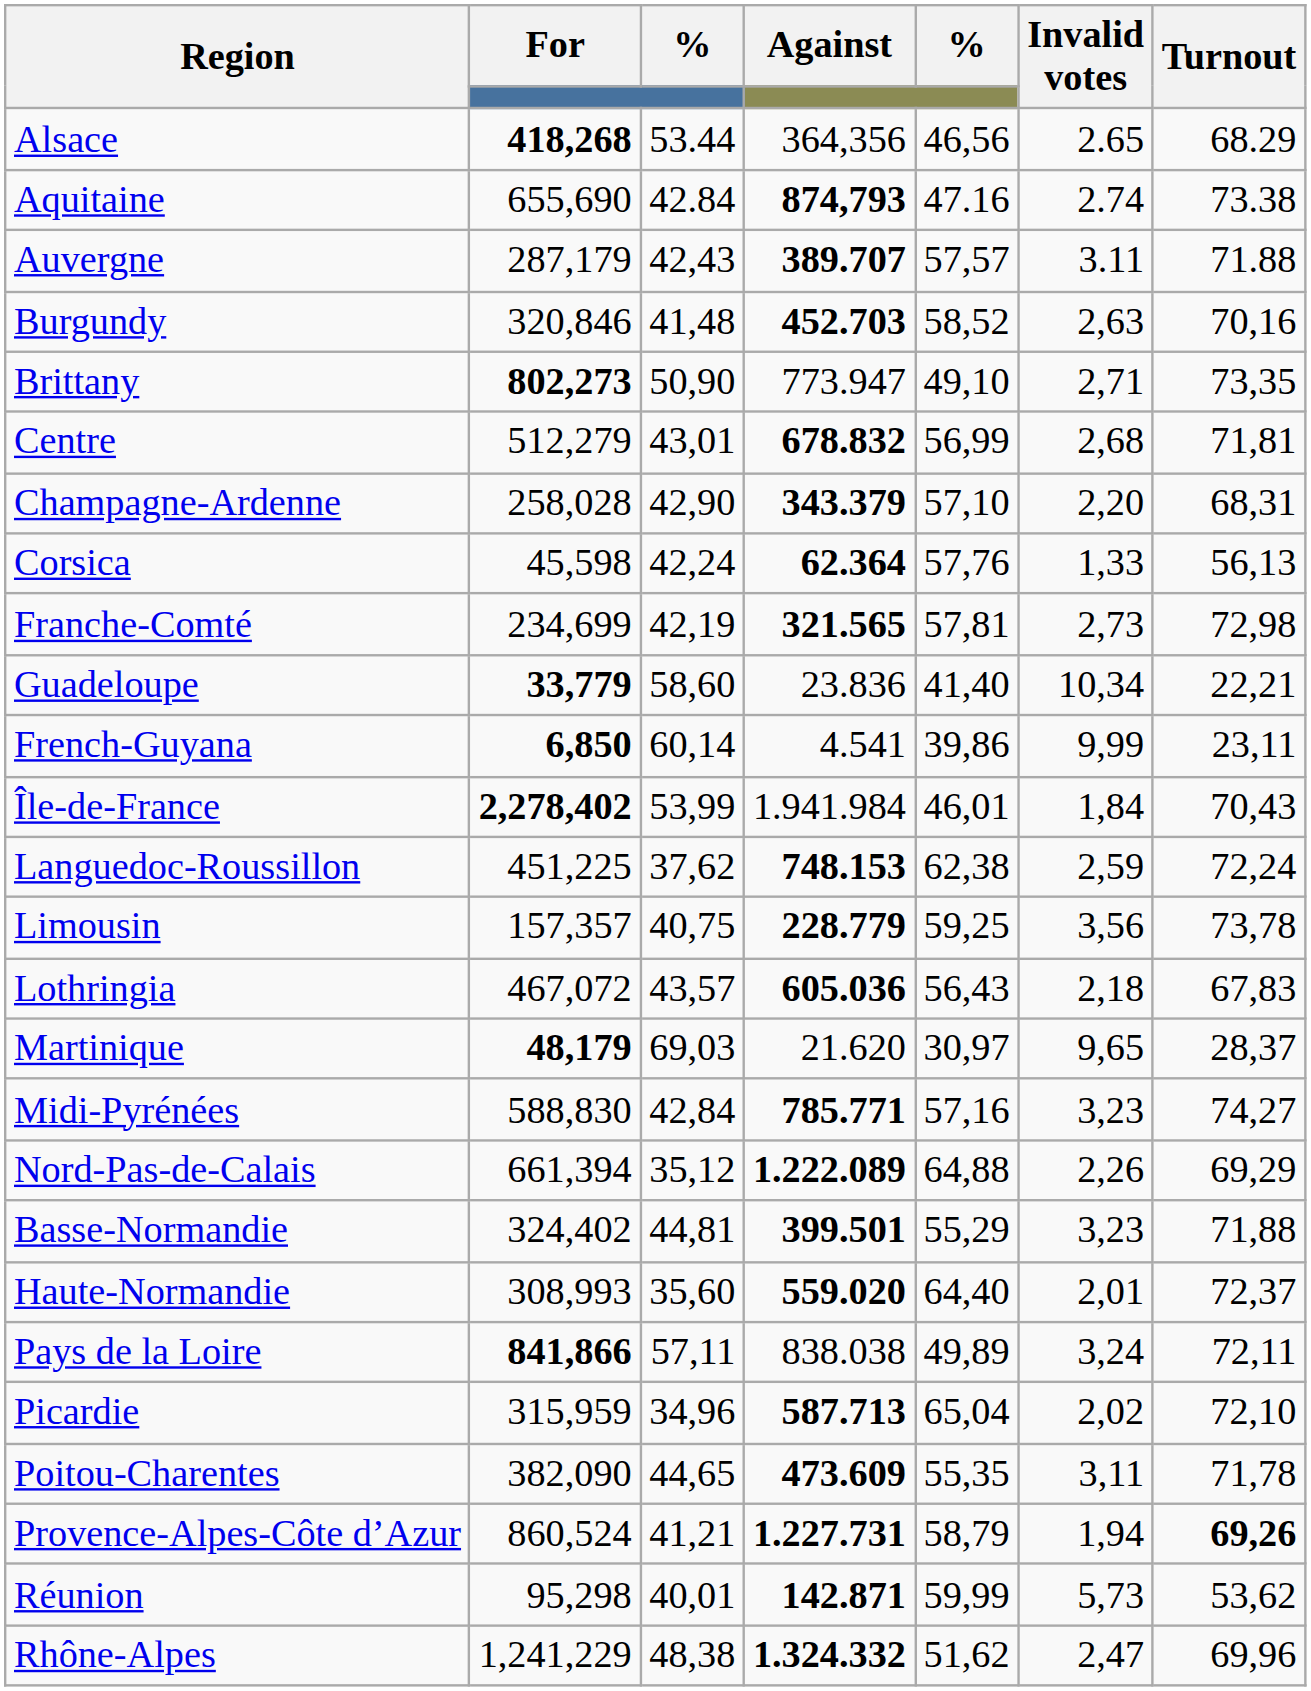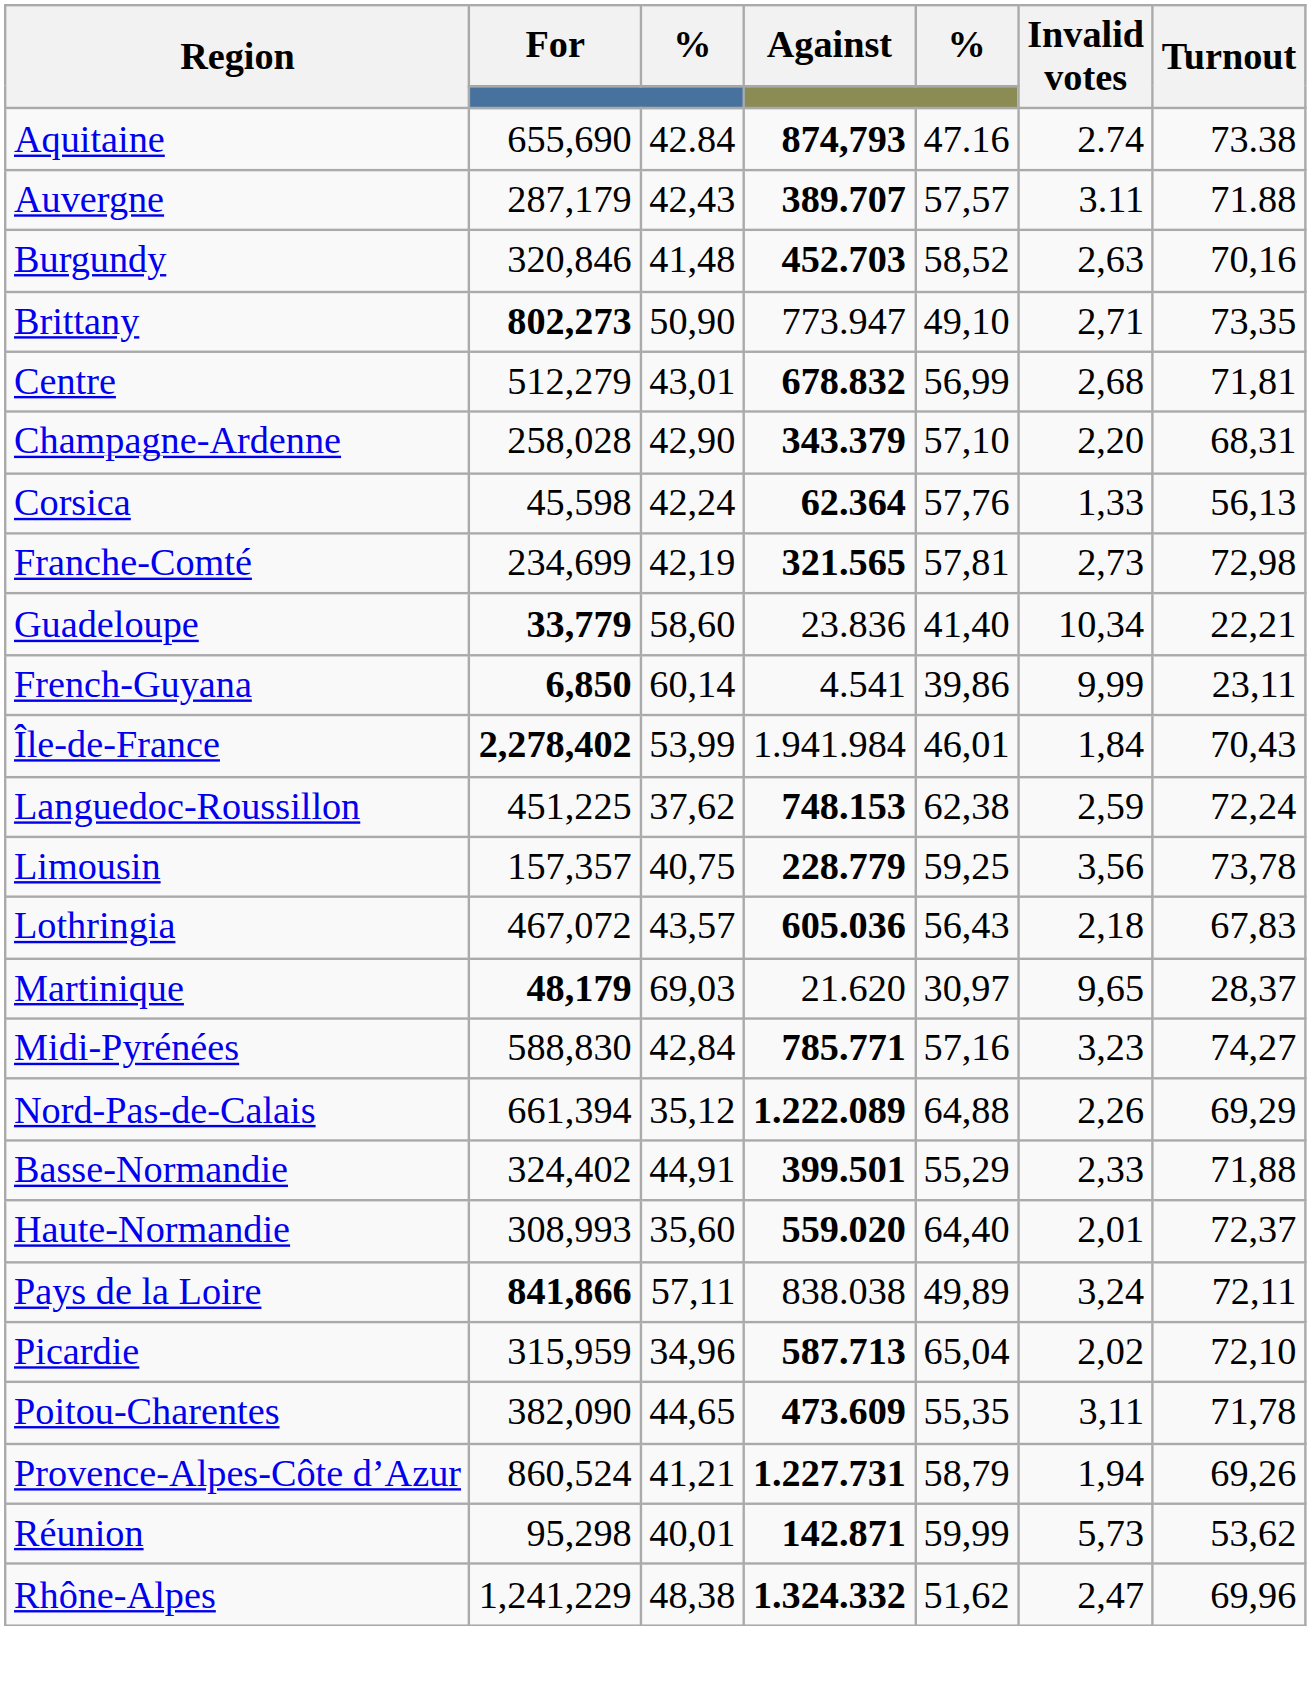- row: (66, 138)
(692, 1230) 44,81 -> (692, 1169) 44,91
(1111, 1230) 3,23 -> (1111, 1169) 2,33
(1253, 1533) bold -> (1253, 1472) normal
